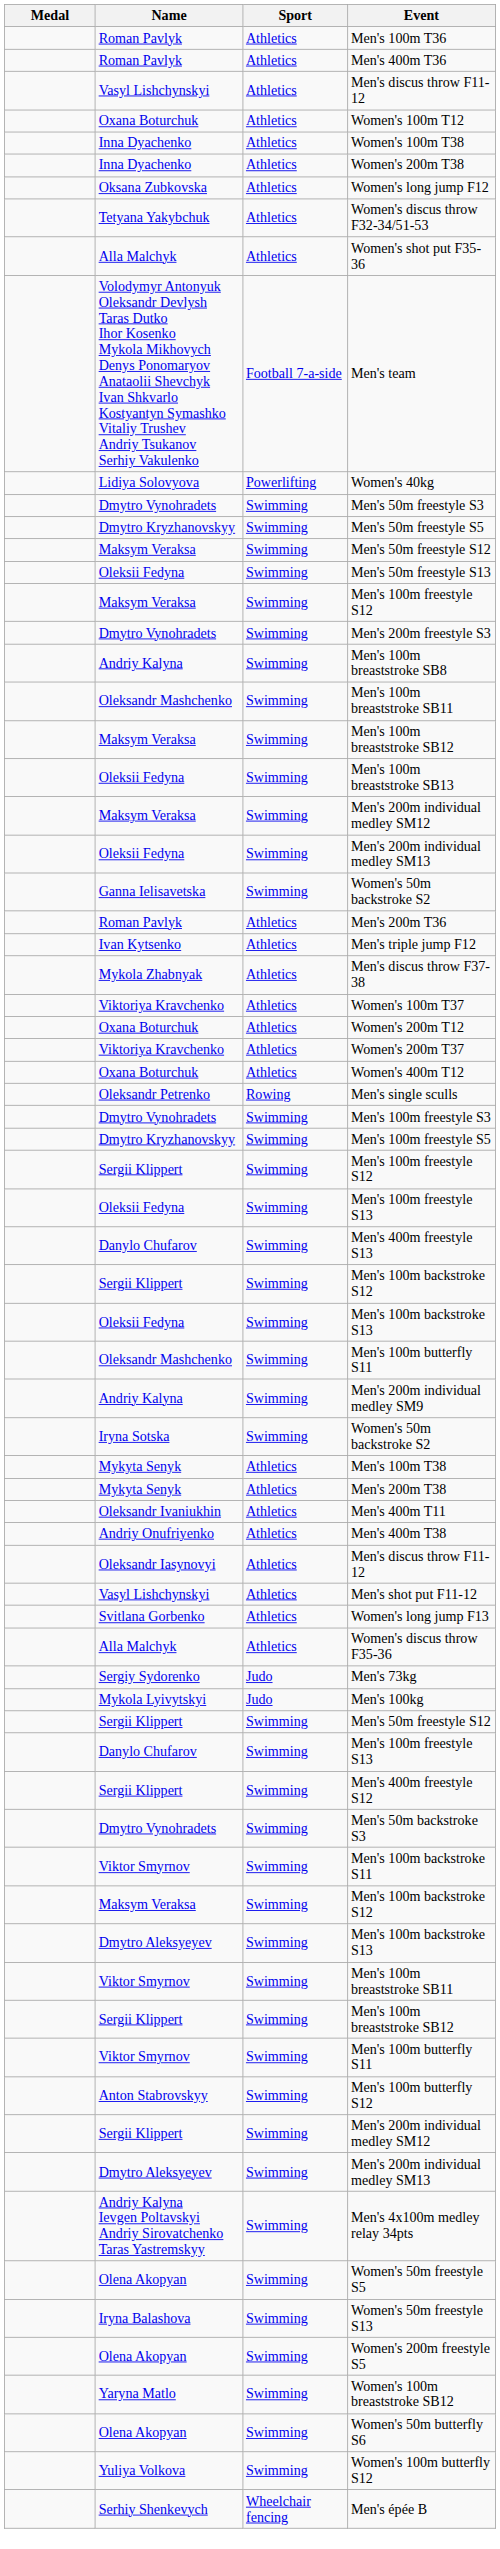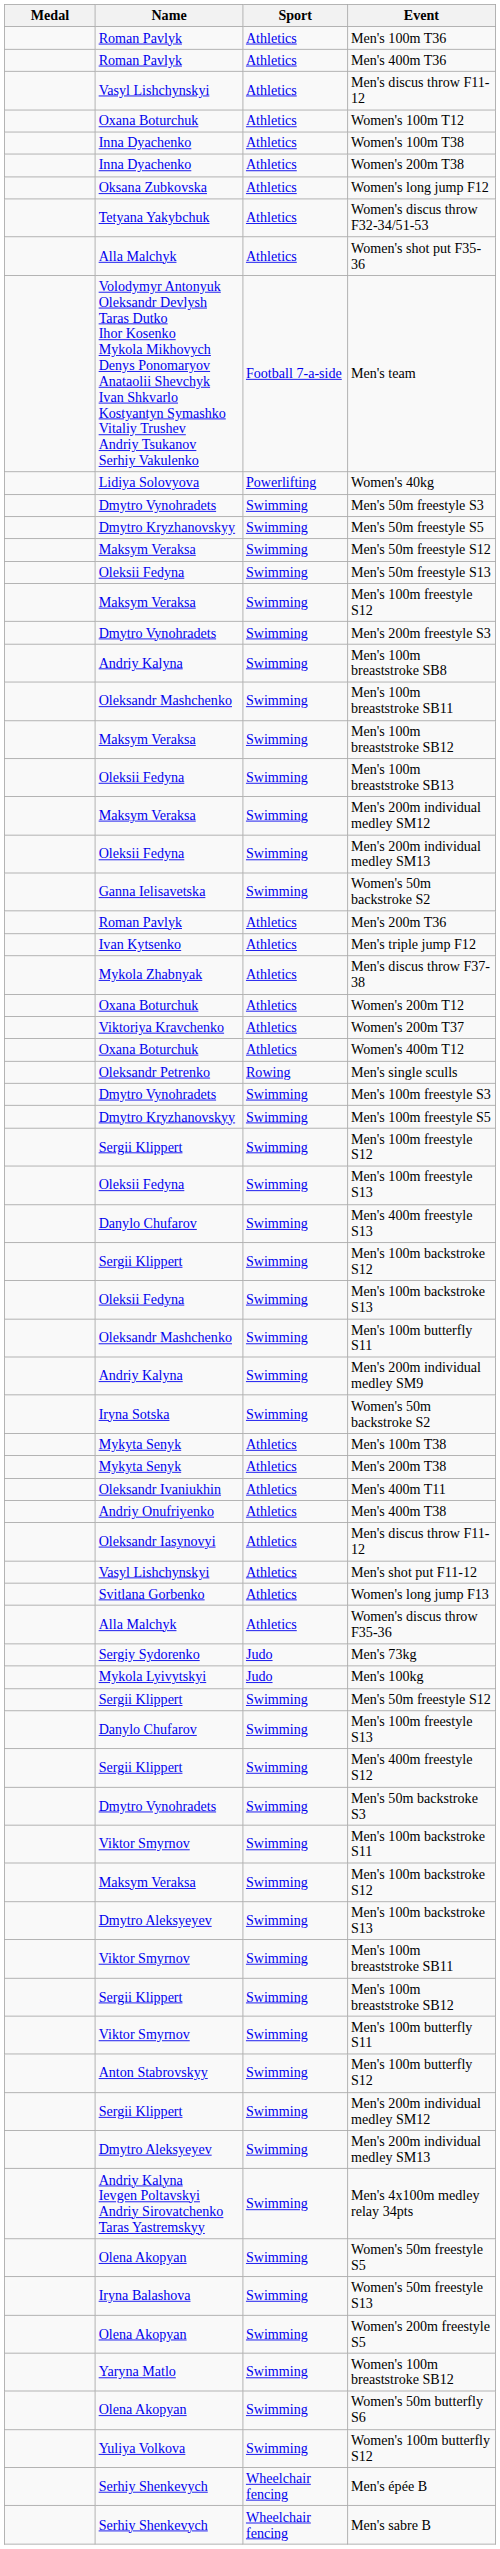- row: (161, 1005)
+ row: (153, 2524)
